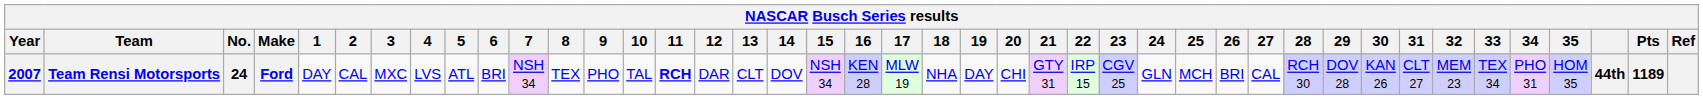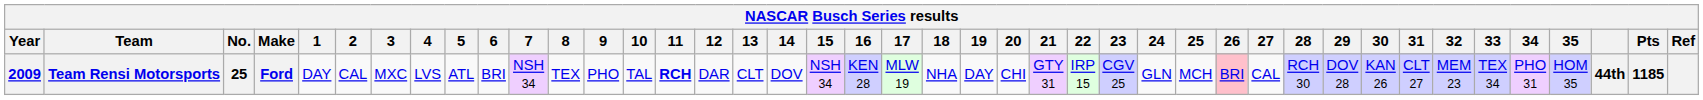(25, 74) 2007 -> (25, 74) 2009
(239, 74) 24 -> (239, 74) 25
(1232, 74) no background -> (1232, 74) pink background
(1648, 74) 1189 -> (1648, 74) 1185
